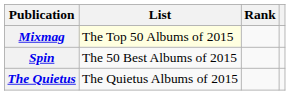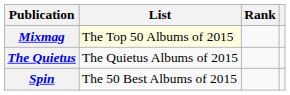rows swapped: (42, 79) <-> (42, 57)
